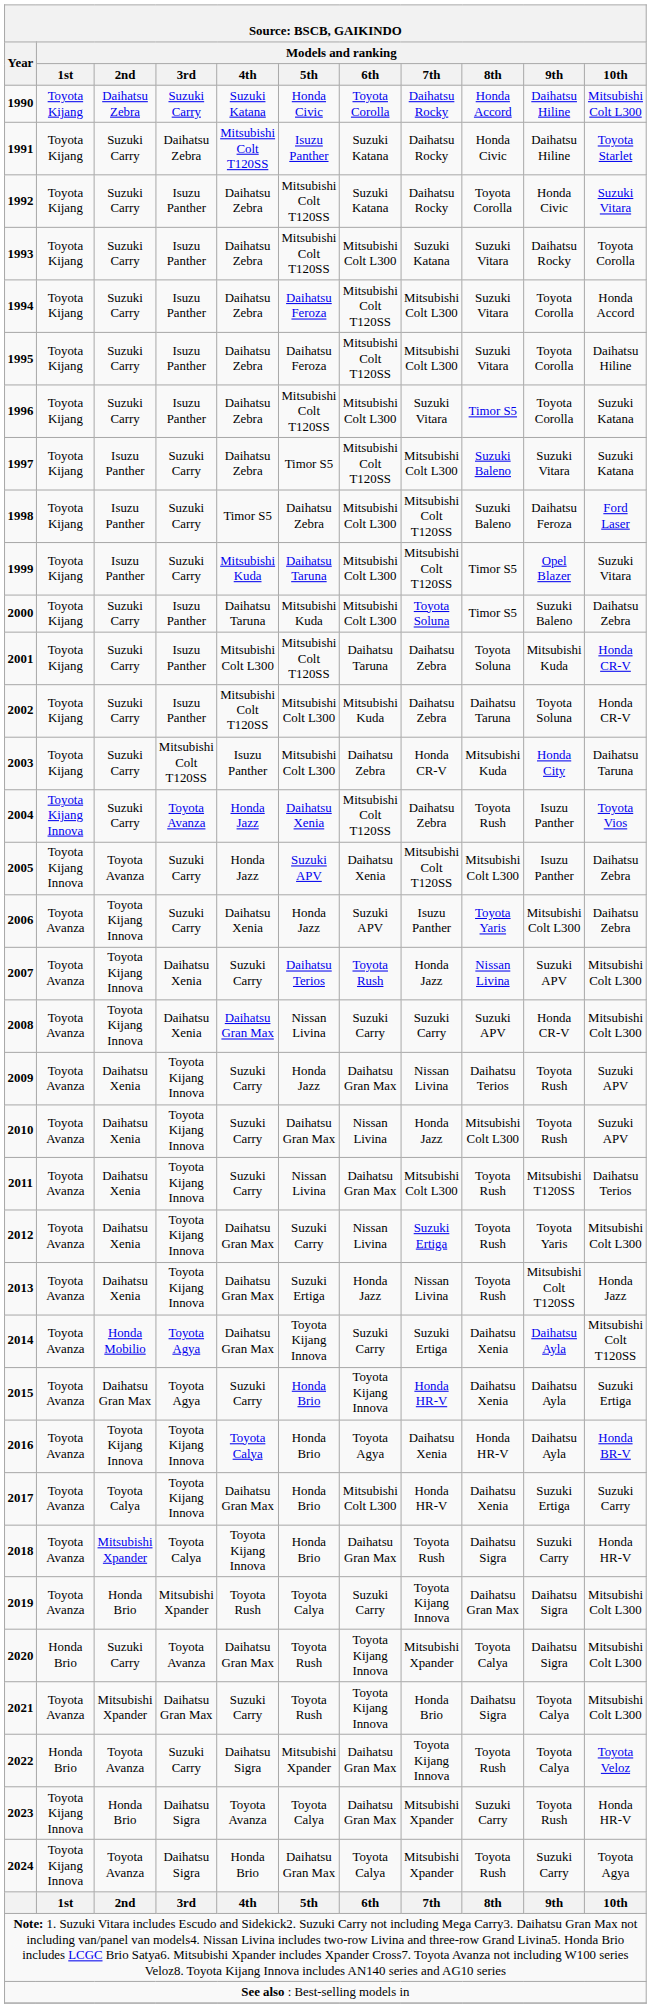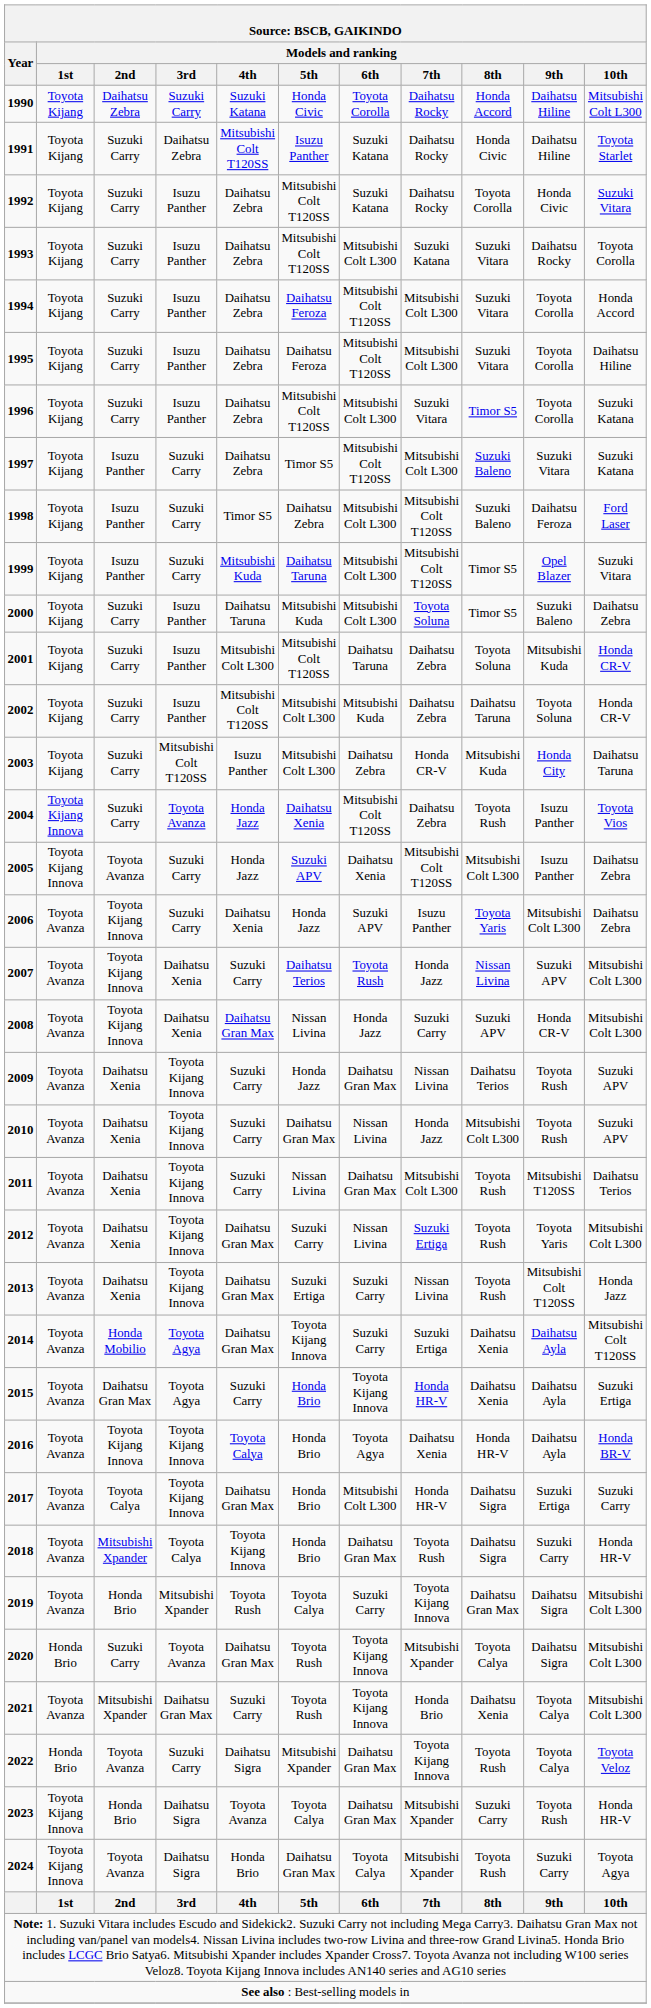(370, 1025) Suzuki Carry -> (370, 1025) Honda Jazz
(370, 1288) Honda Jazz -> (370, 1288) Suzuki Carry
(493, 1498) Daihatsu Xenia -> (493, 1498) Daihatsu Sigra
(493, 1708) Daihatsu Sigra -> (493, 1708) Daihatsu Xenia
